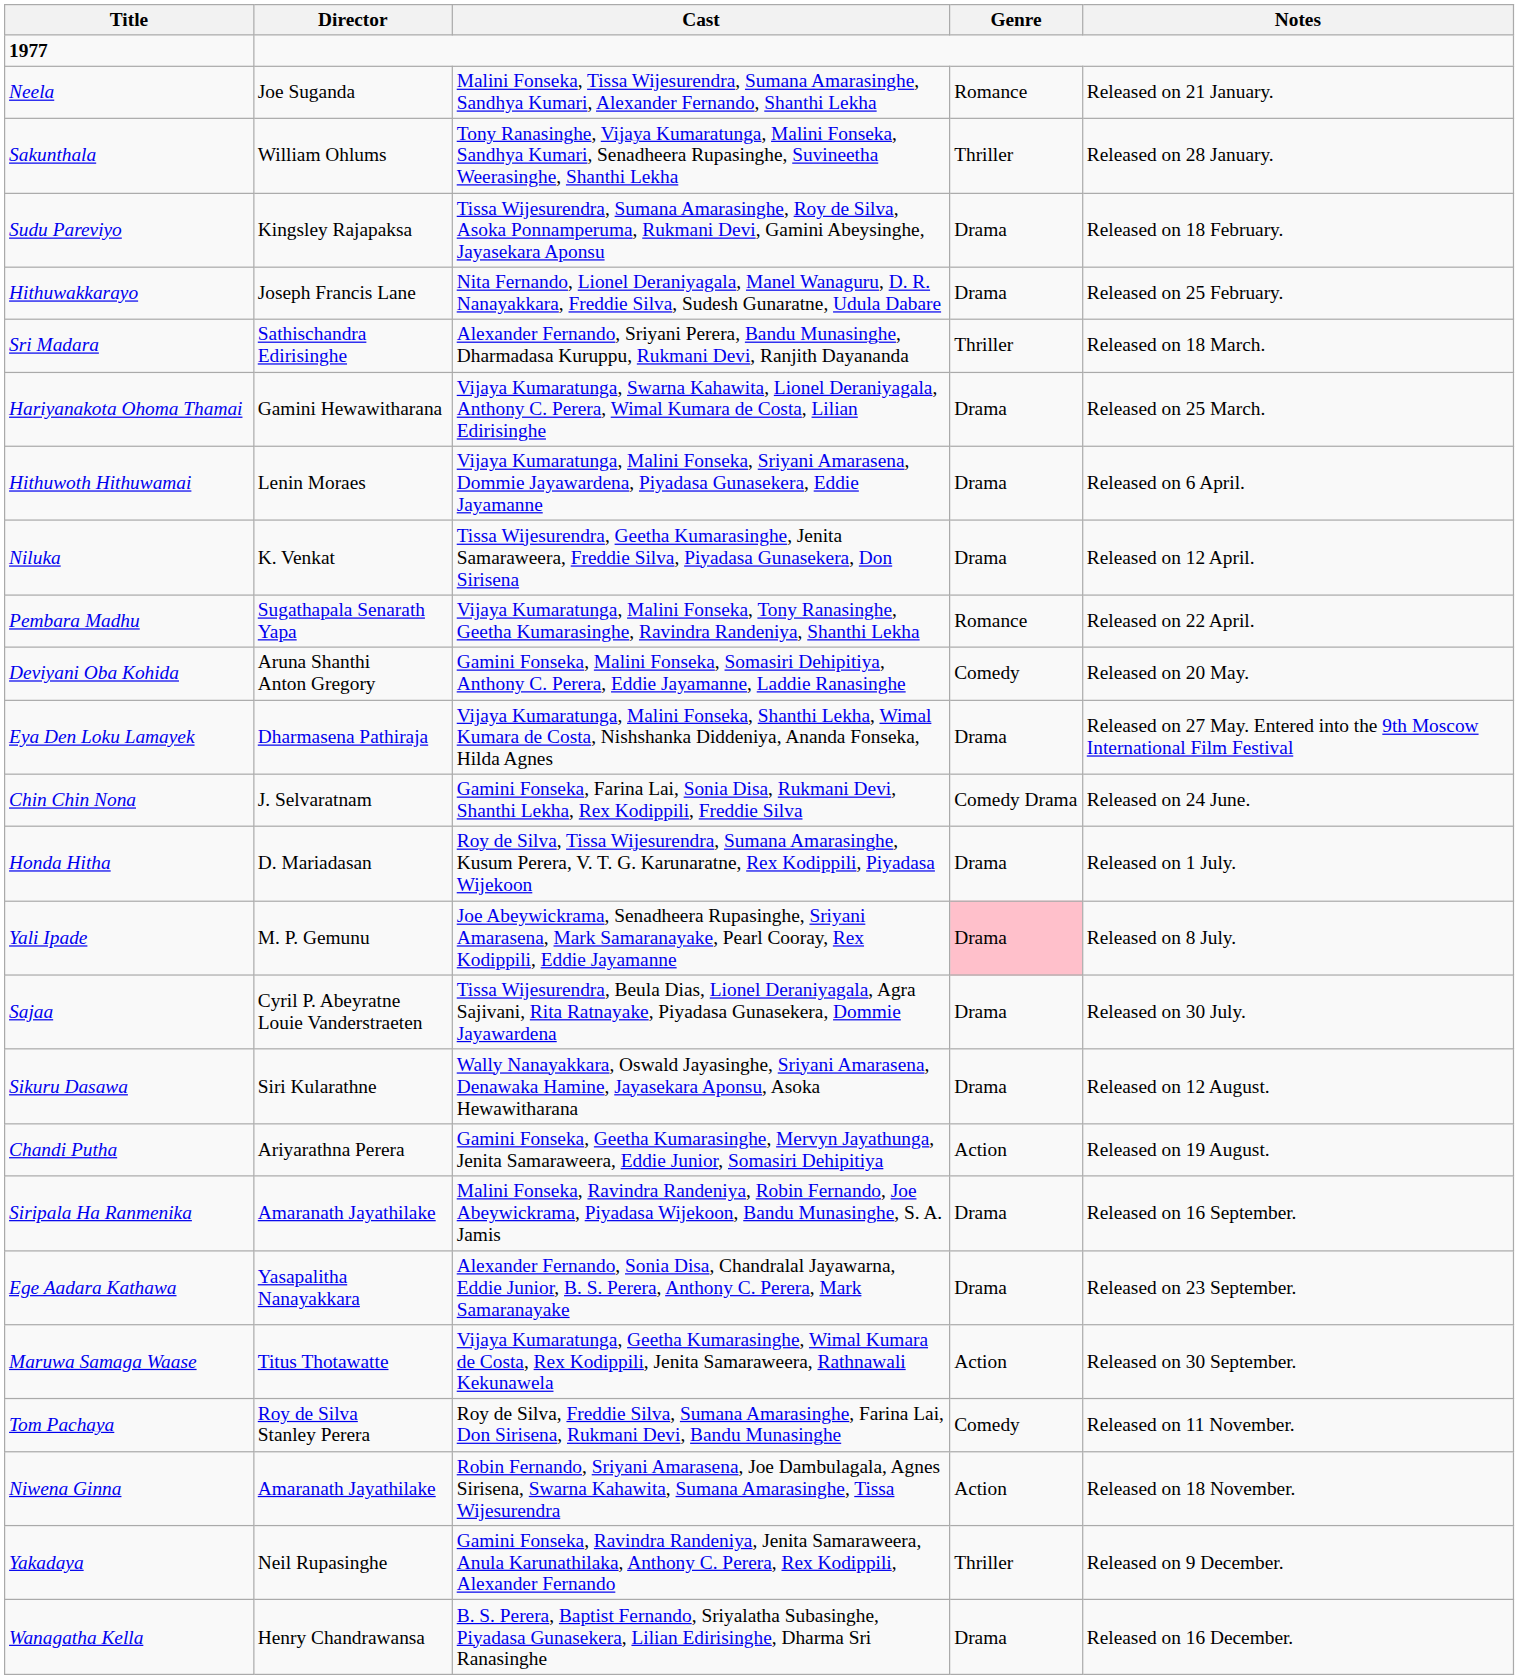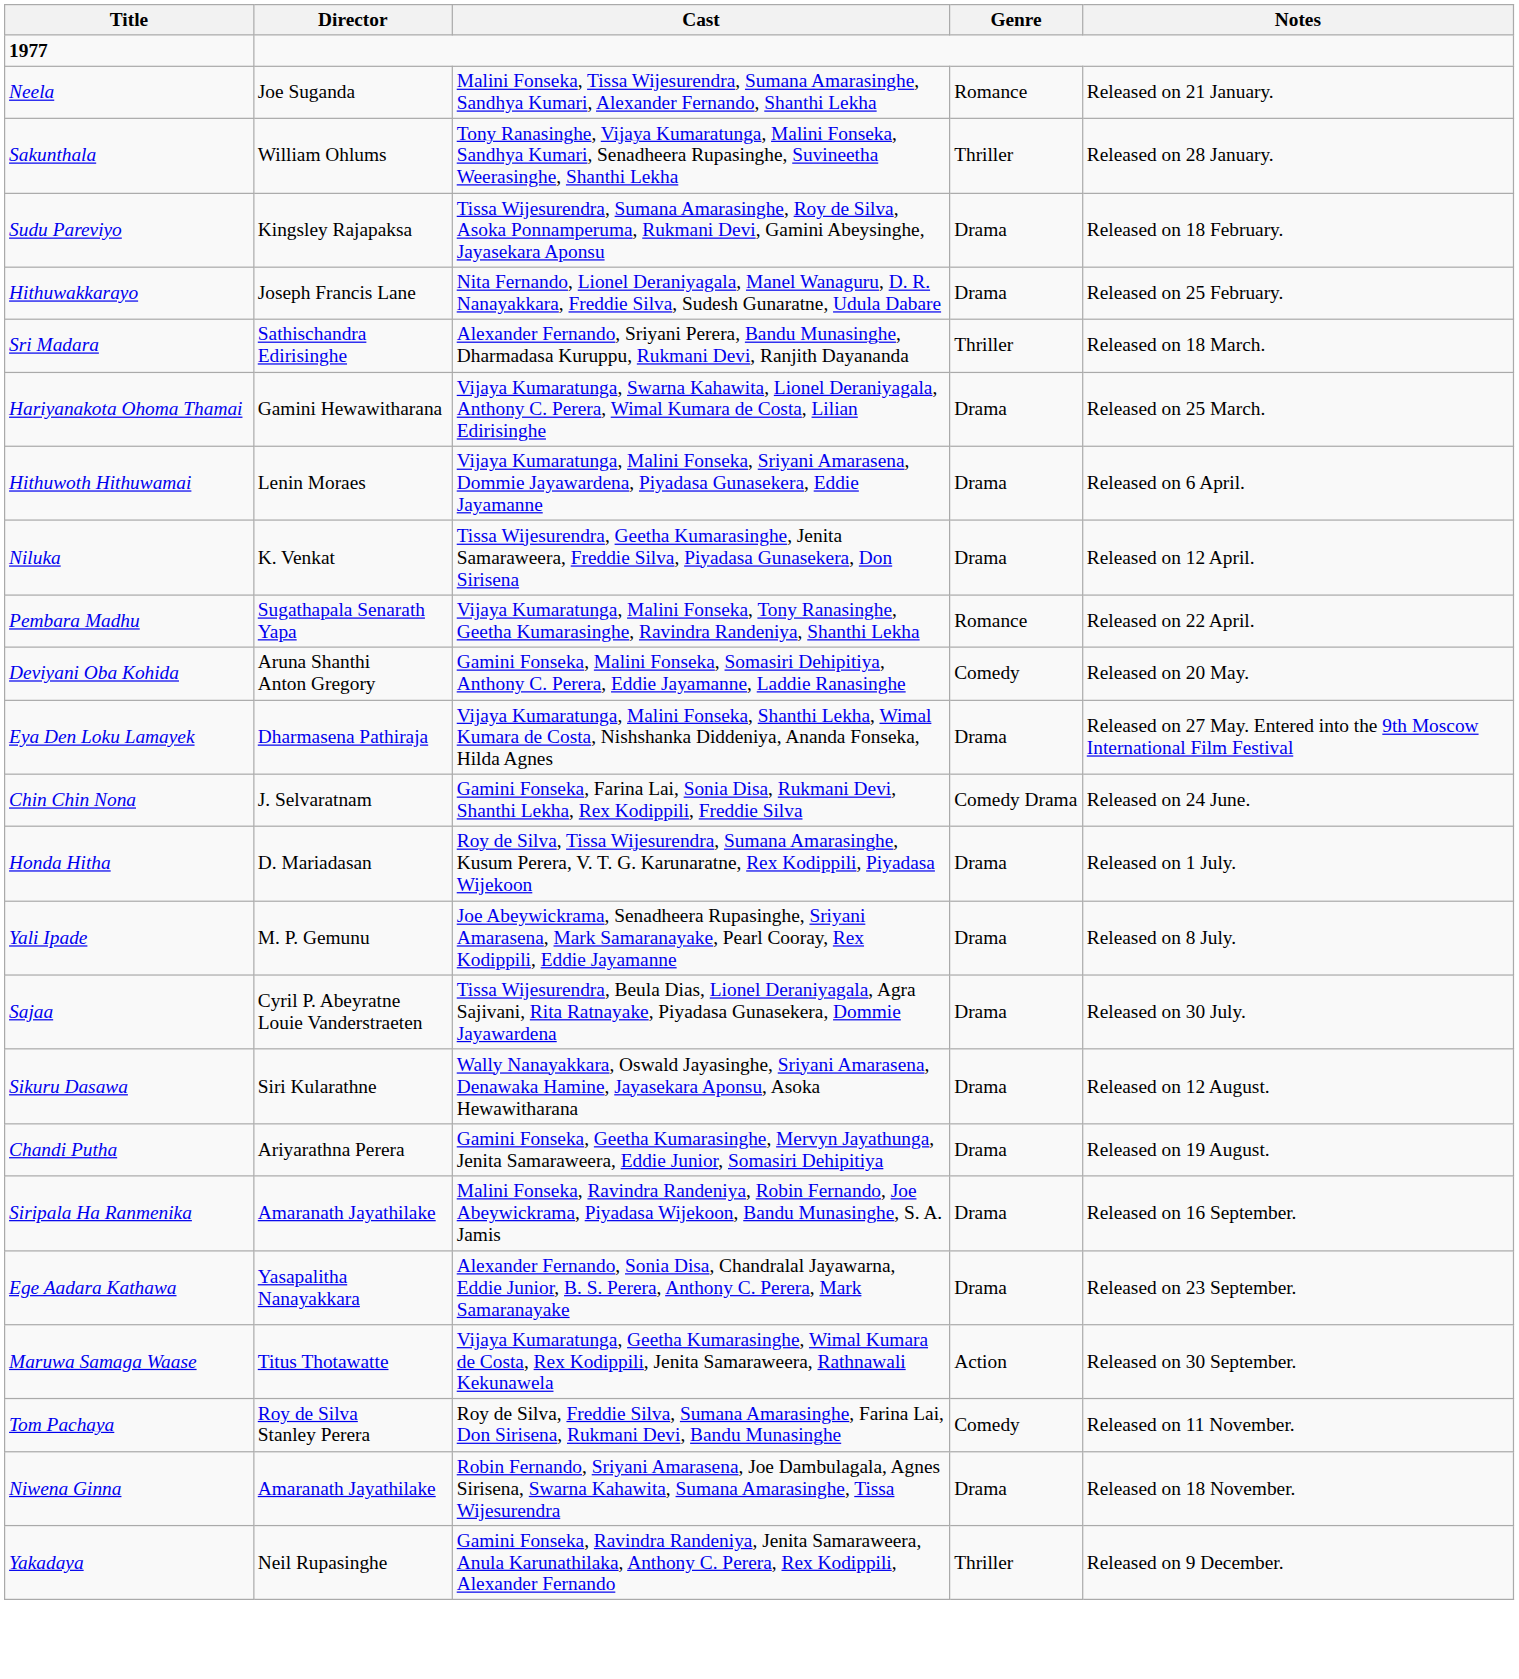(980, 937) pink background -> (980, 937) no background
(980, 1149) Action -> (980, 1149) Drama
(980, 1488) Action -> (980, 1488) Drama
- row: (76, 1636)
